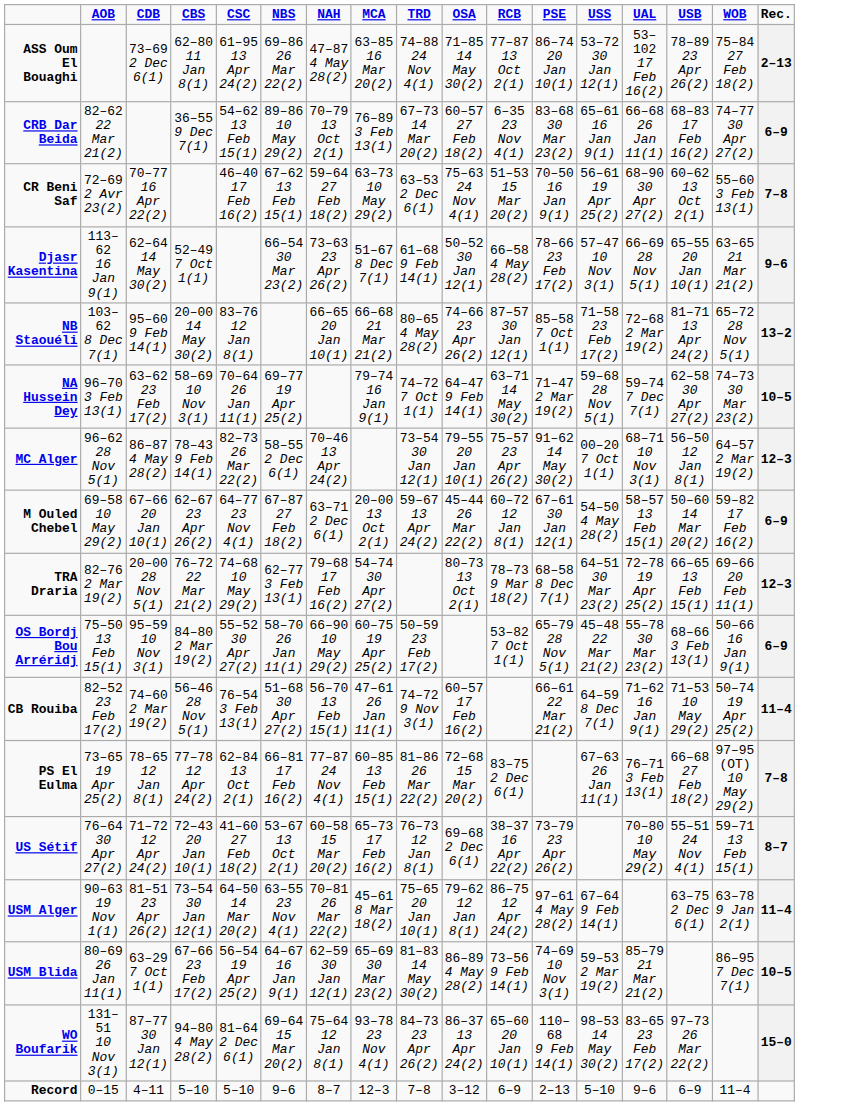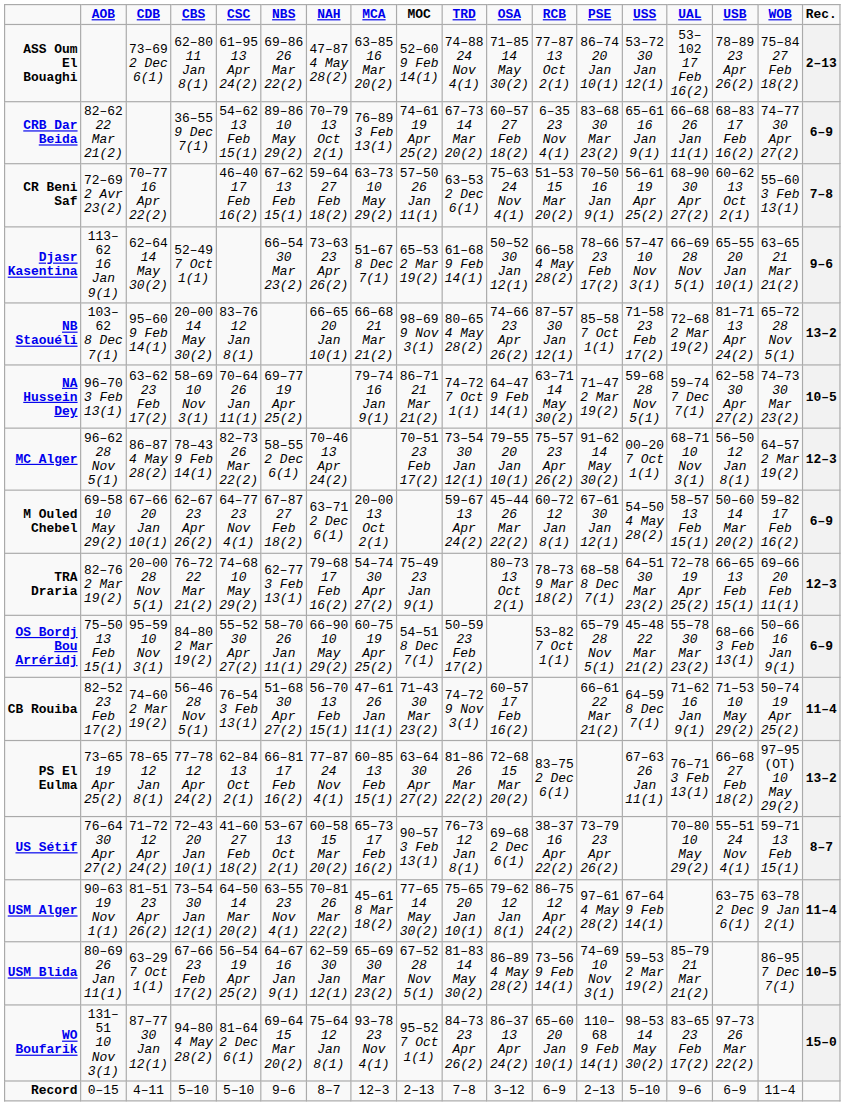+ column: (419, 15)
(776, 779) 7–8 -> (821, 779) 13–2
